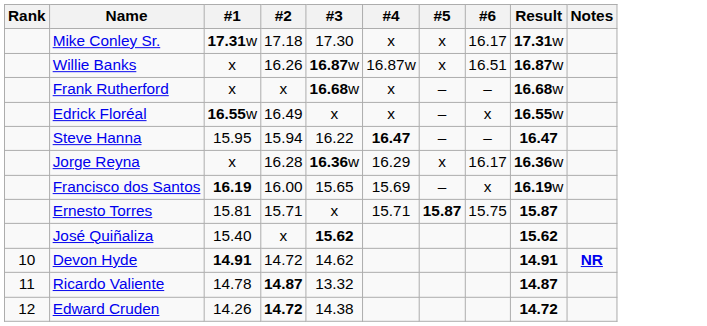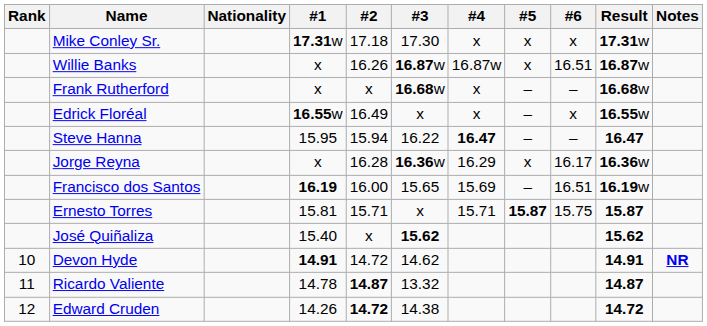+ column: (247, 16)
(488, 41) 16.17 -> (573, 41) x
(488, 187) x -> (573, 187) 16.51
